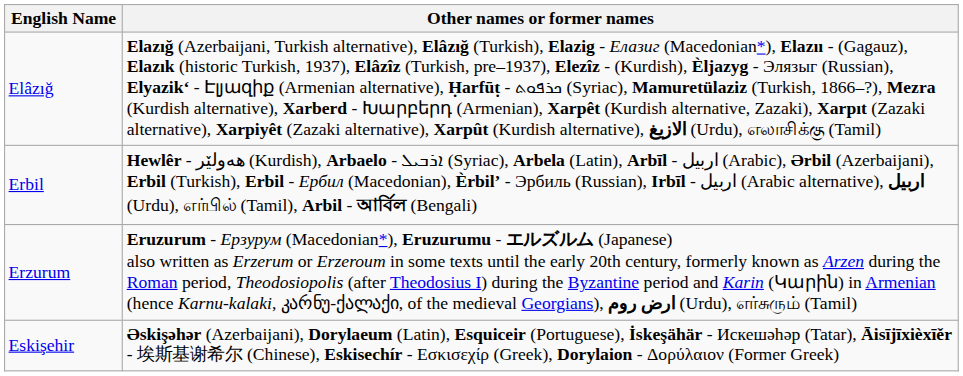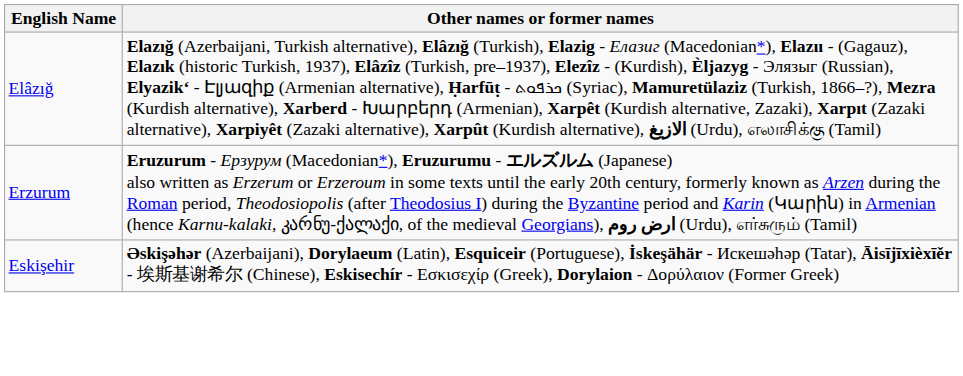- row: (26, 184)
